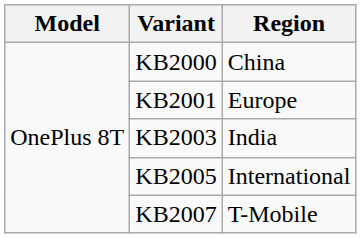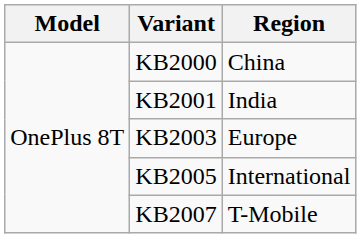(262, 99) Europe -> (252, 99) India
(252, 137) India -> (262, 137) Europe
